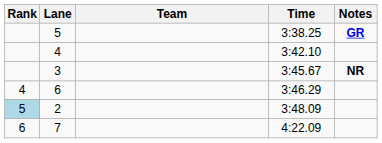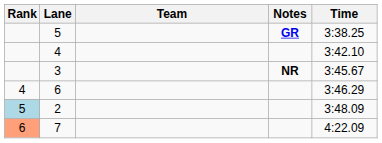columns swapped: (301, 14) <-> (356, 14)
(22, 128) no background -> (22, 128) lightsalmon background
